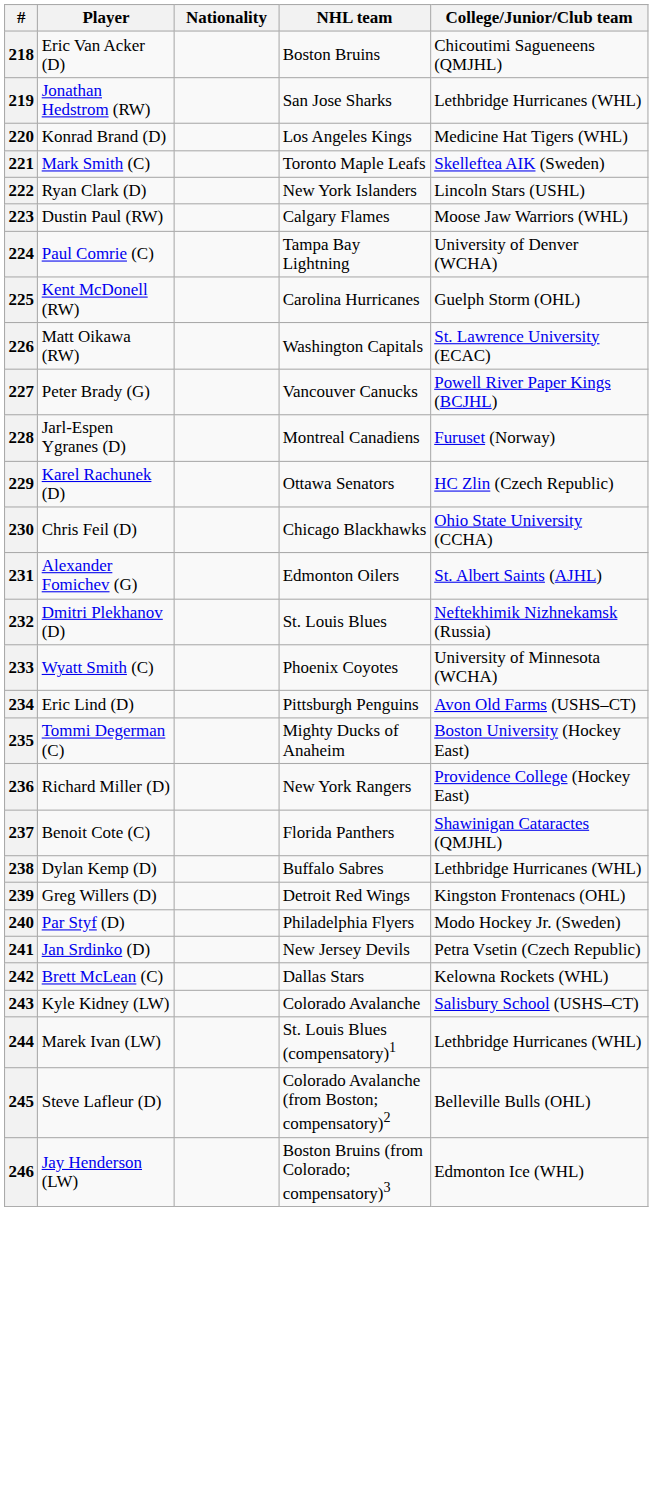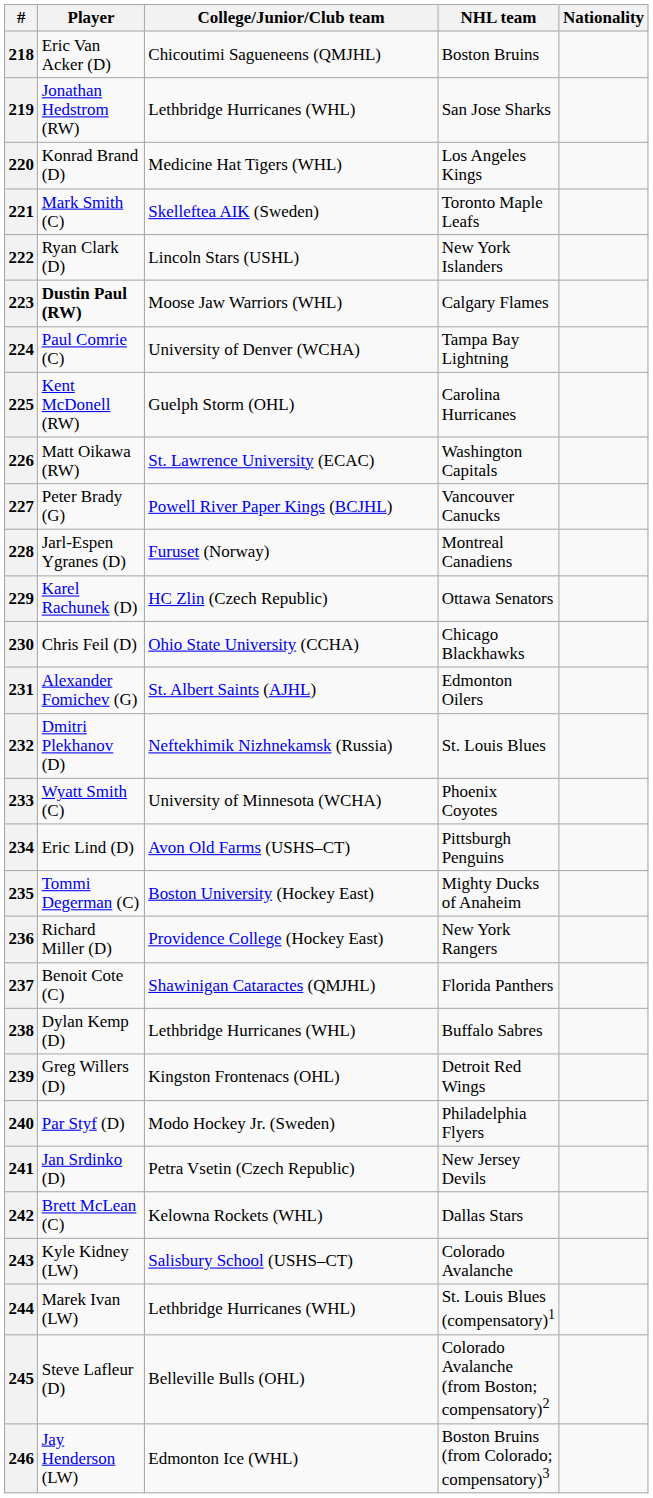columns swapped: (226, 17) <-> (539, 17)
(102, 217) normal -> (84, 303) bold
